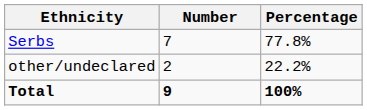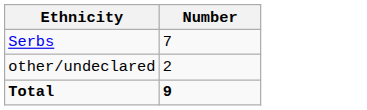- column: (312, 17)
